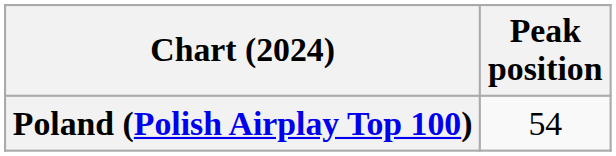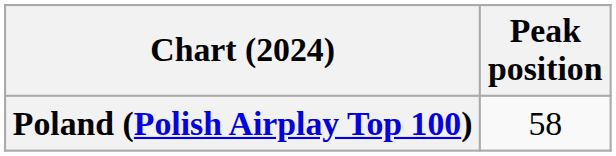(545, 122) 54 -> (545, 122) 58
